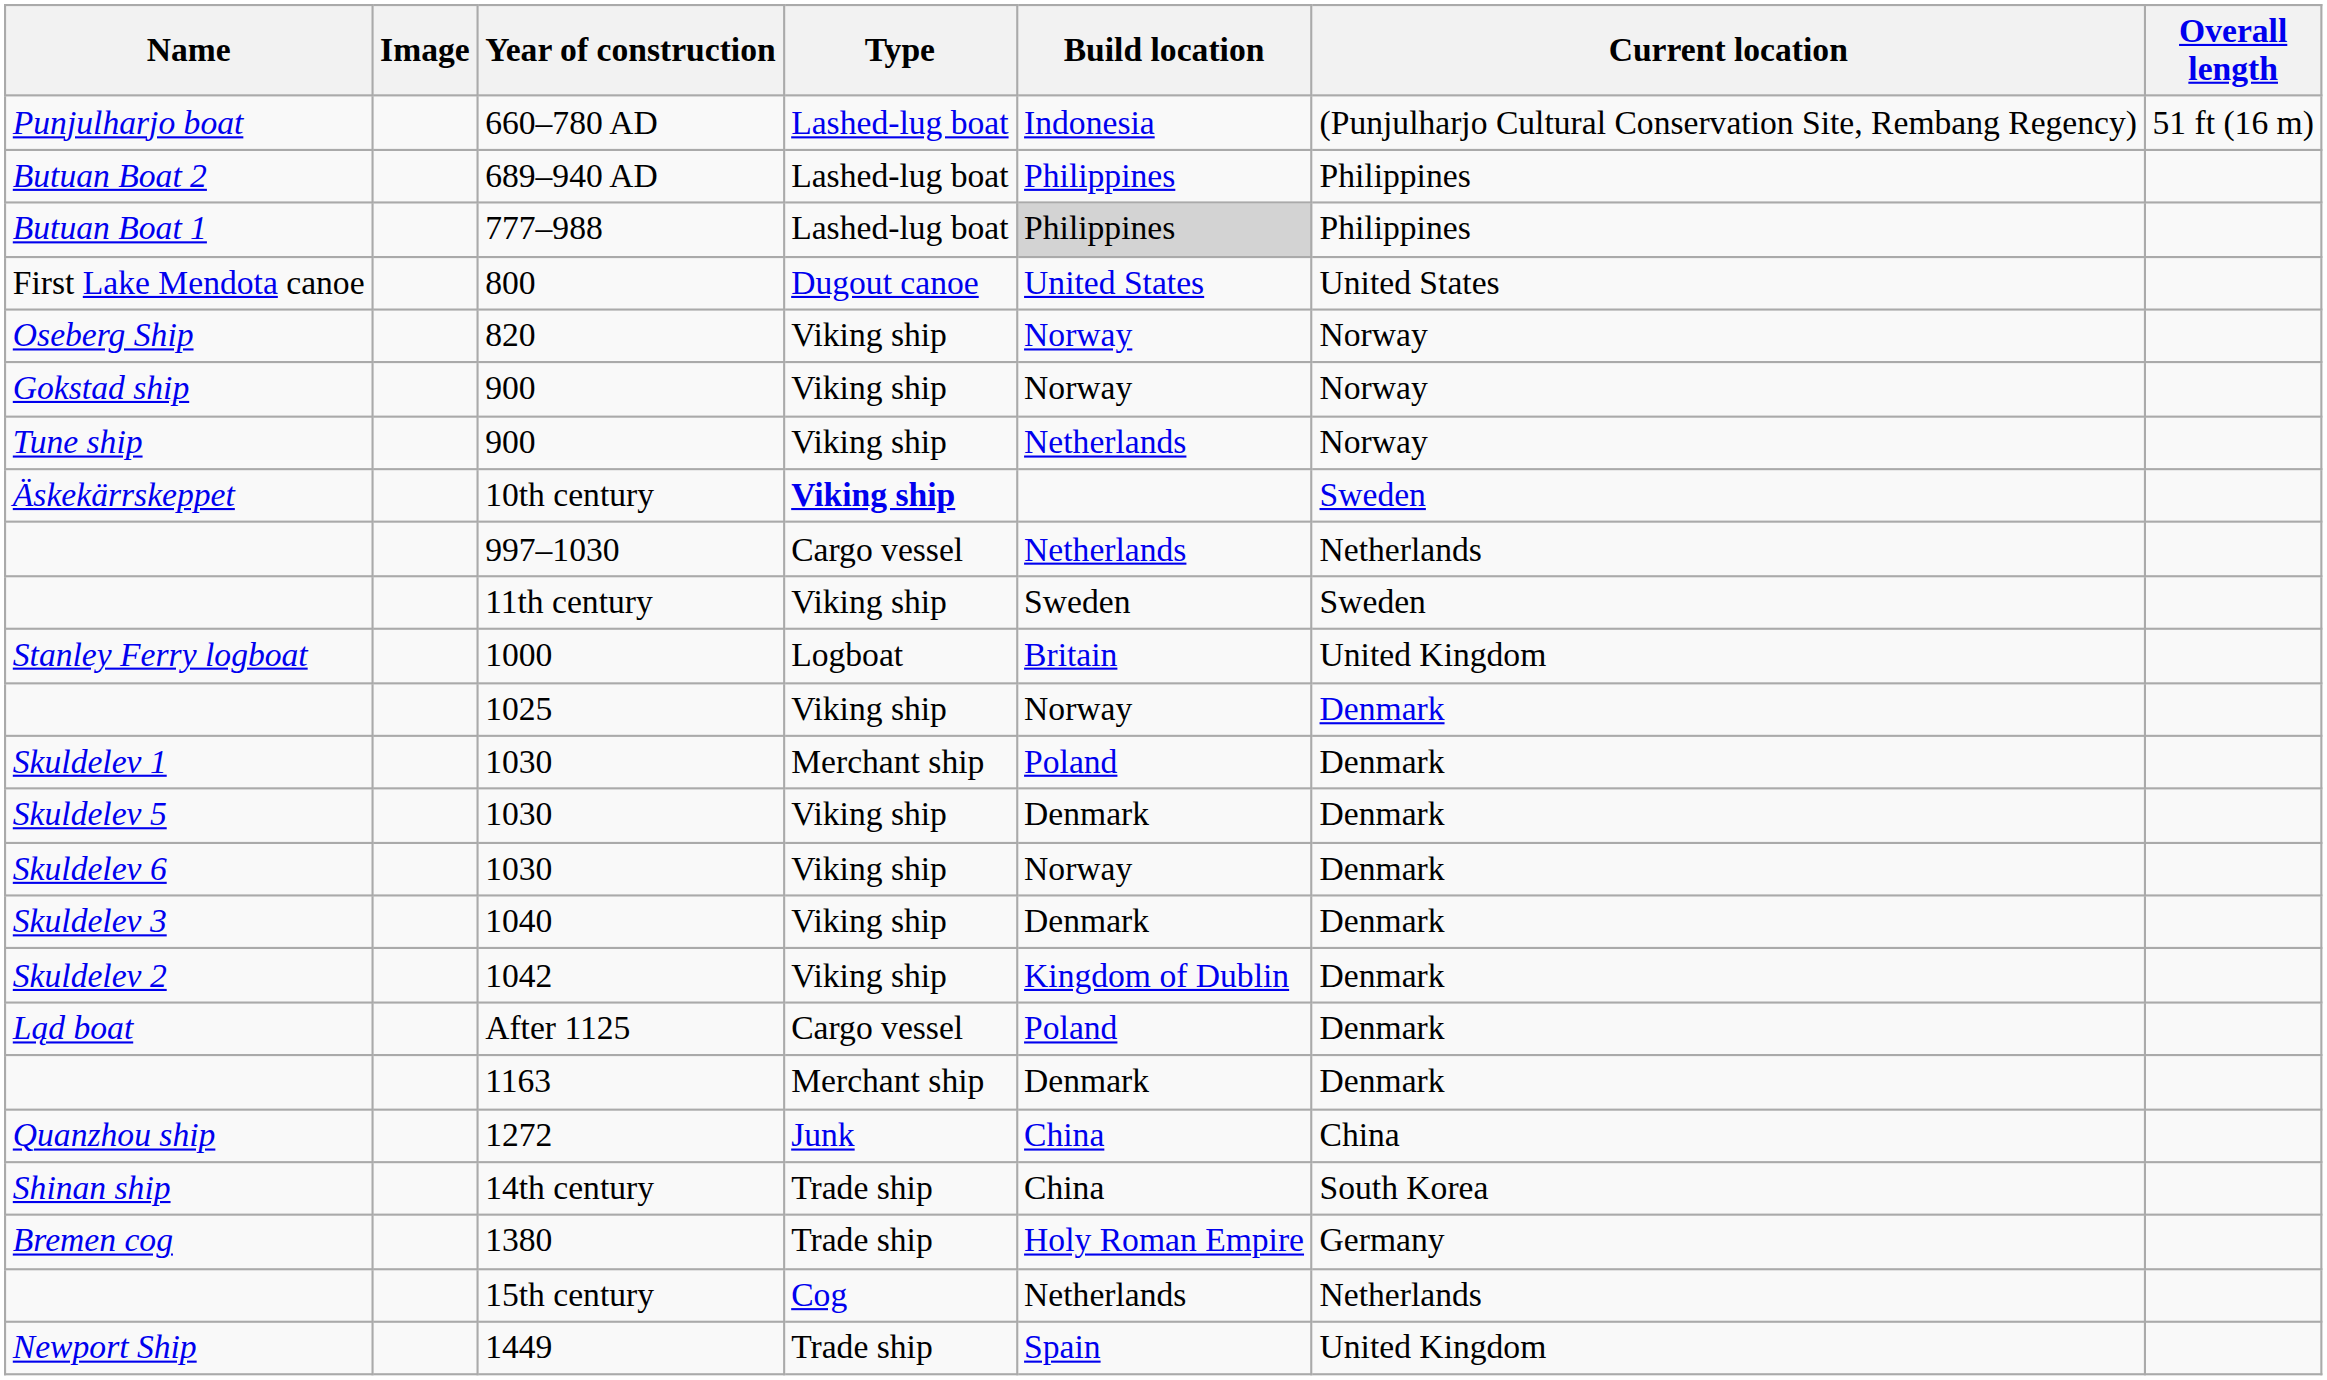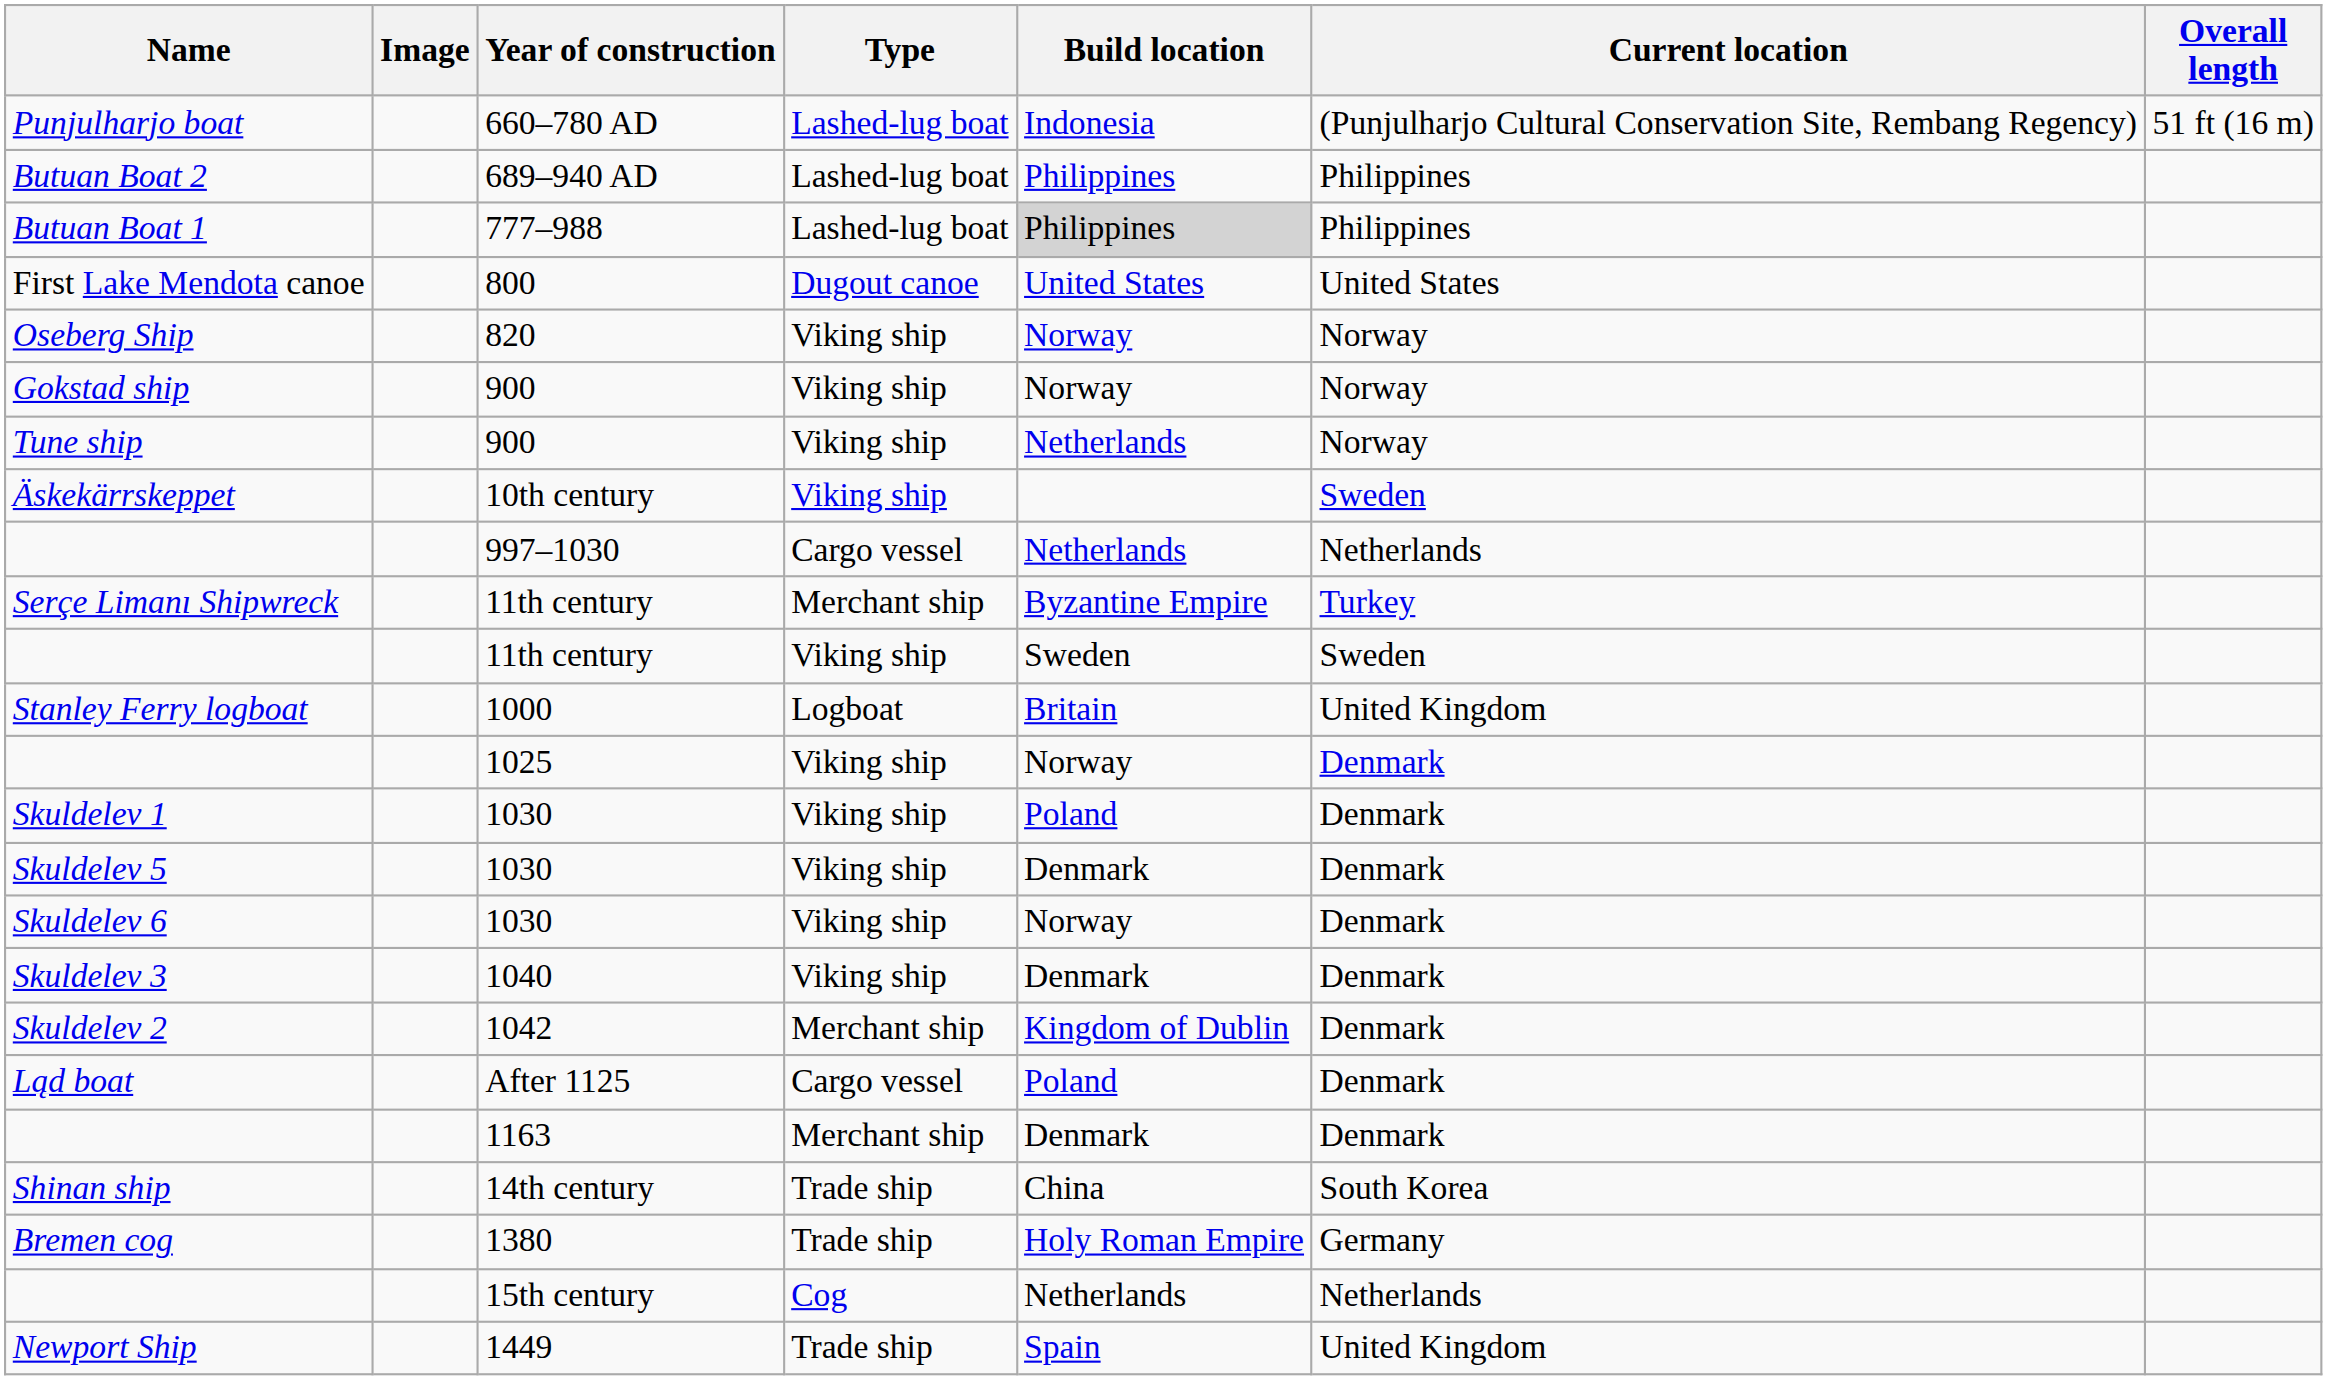(873, 495) bold -> (869, 495) normal
+ row: (175, 601)
(888, 761) Merchant ship -> (869, 814) Viking ship
(869, 974) Viking ship -> (888, 1028) Merchant ship
- row: (114, 1134)
